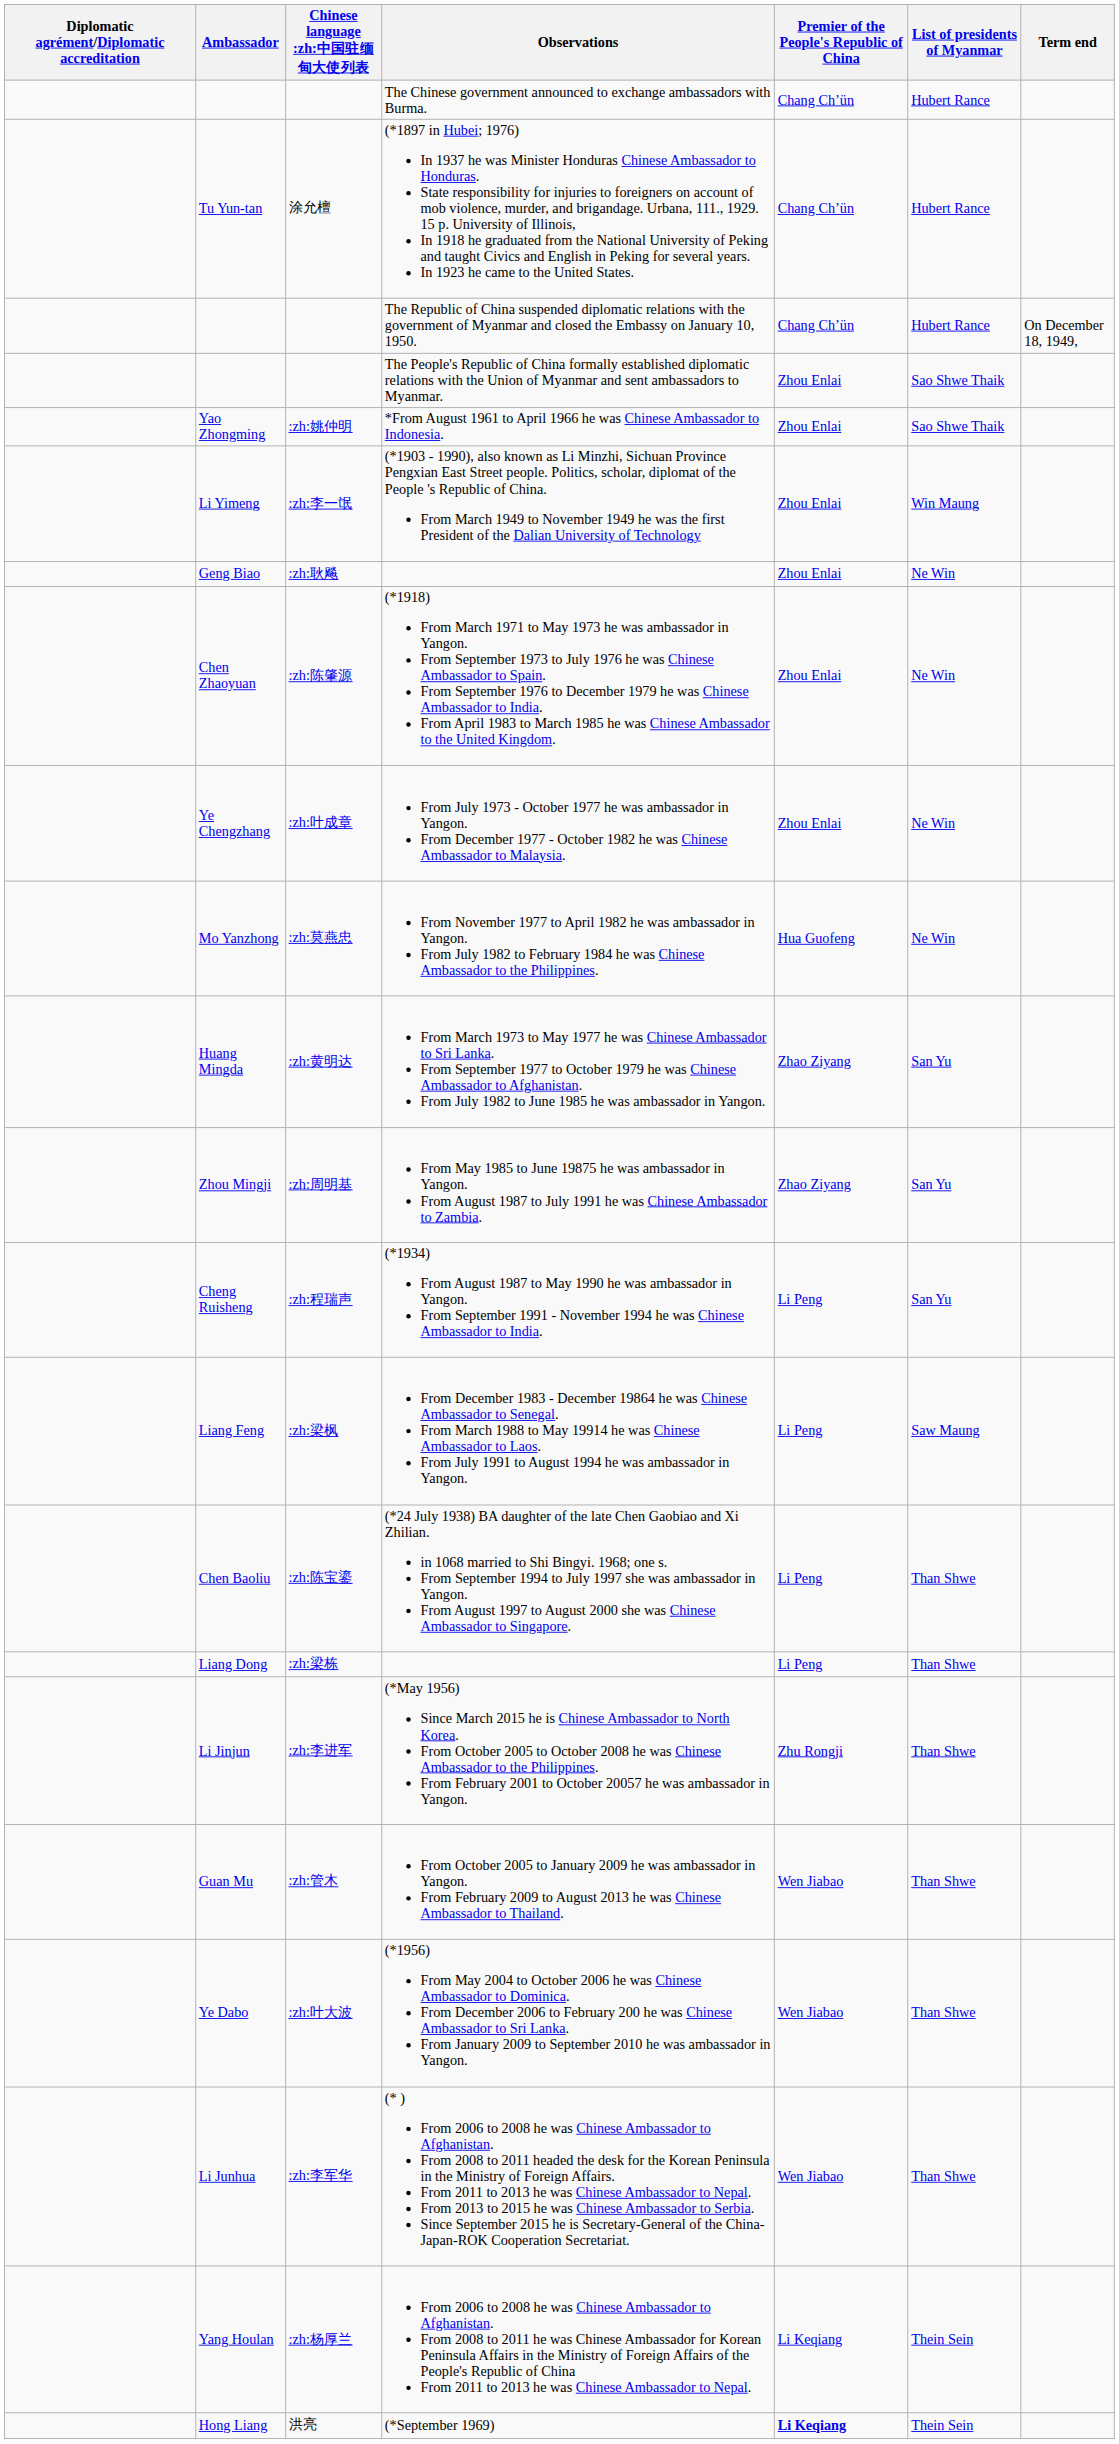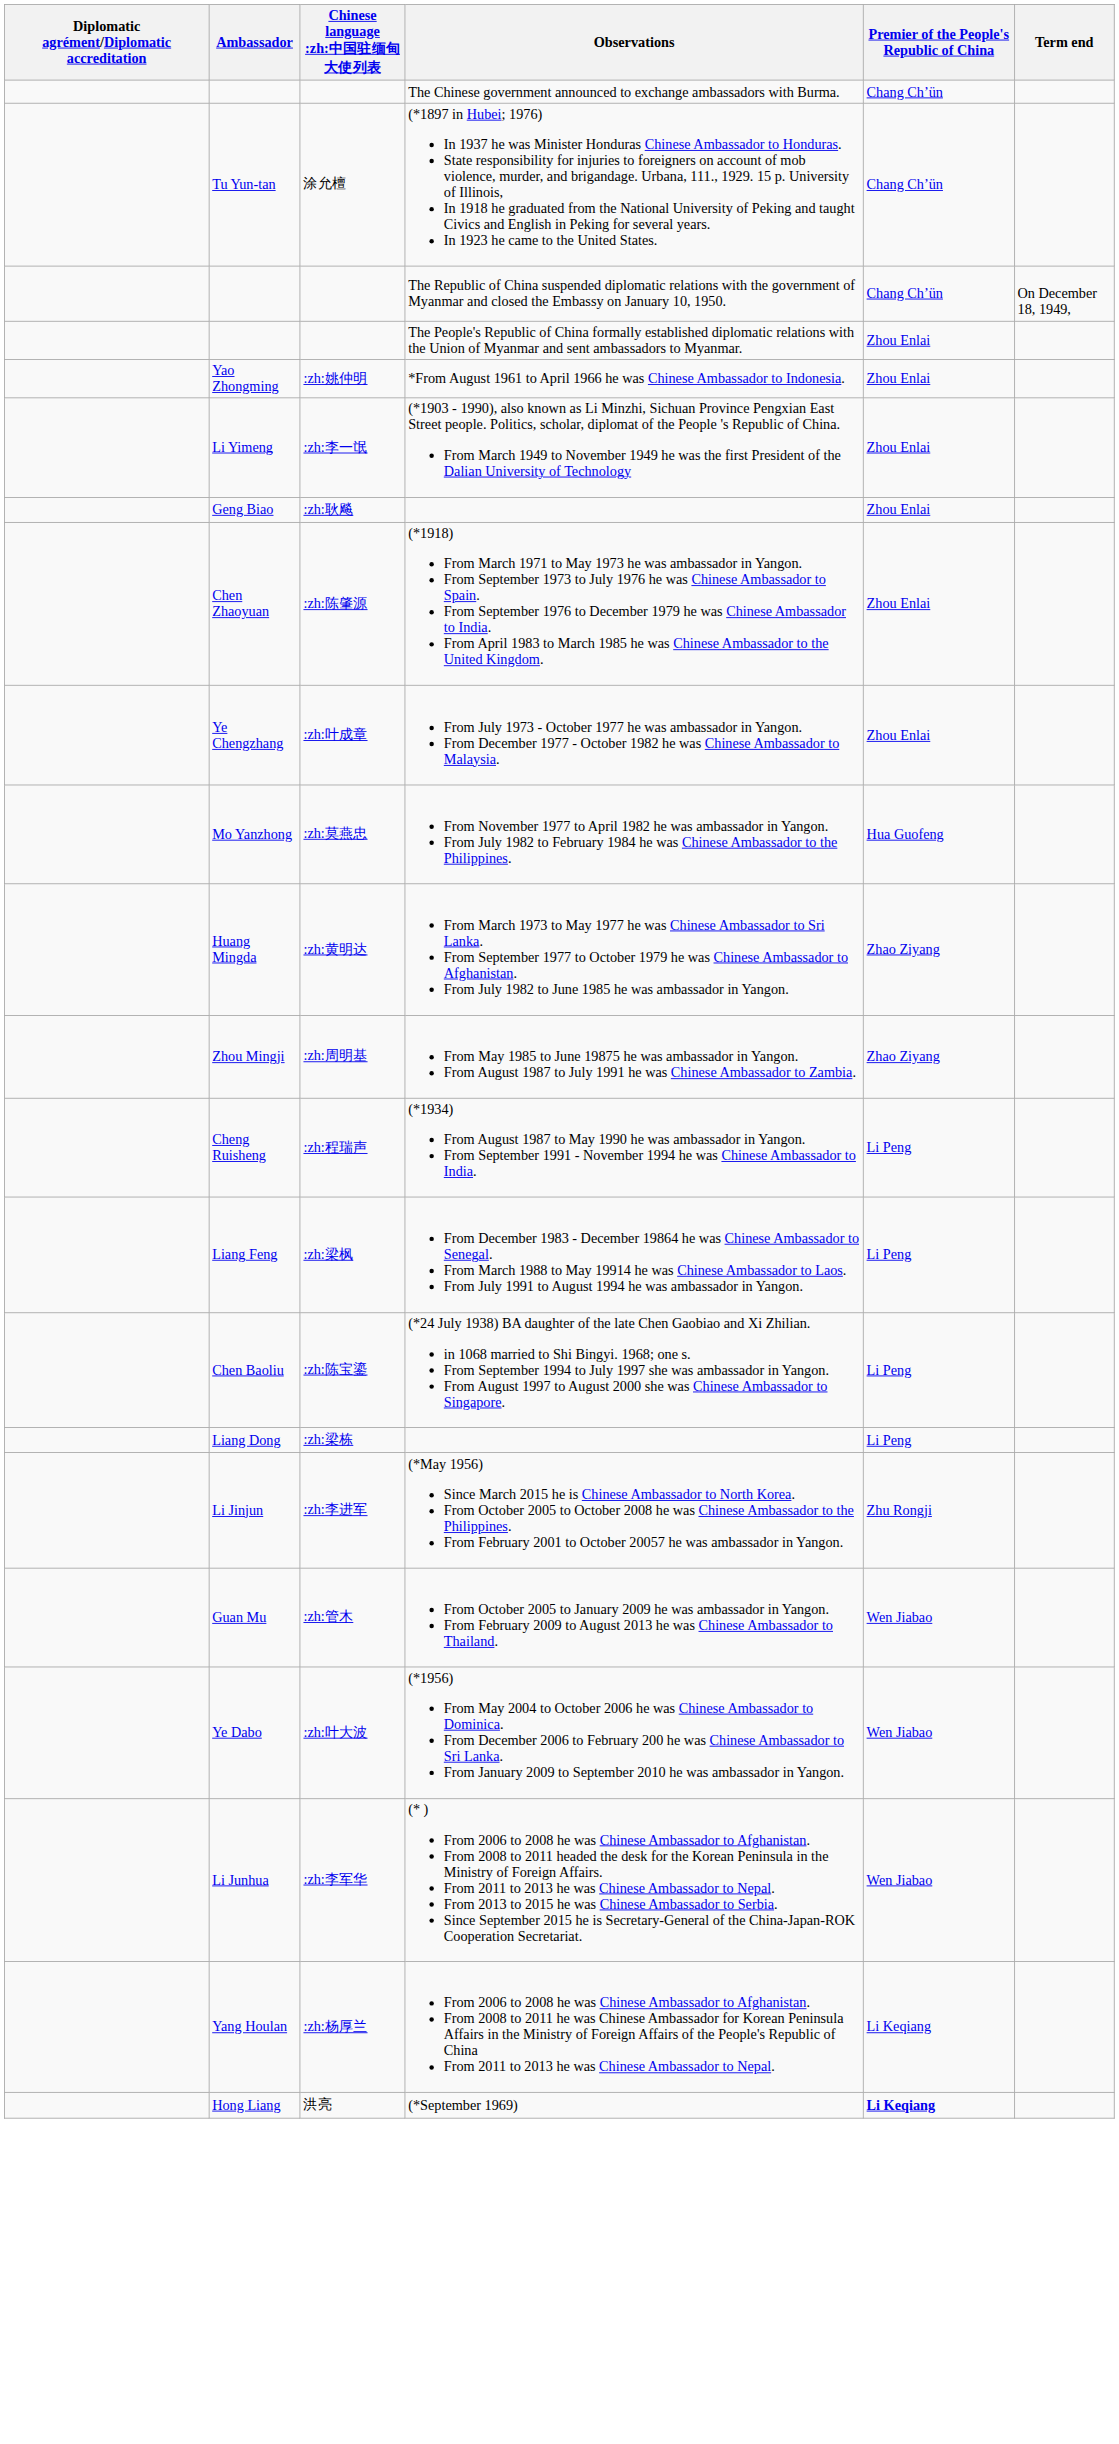- column: (964, 42)
